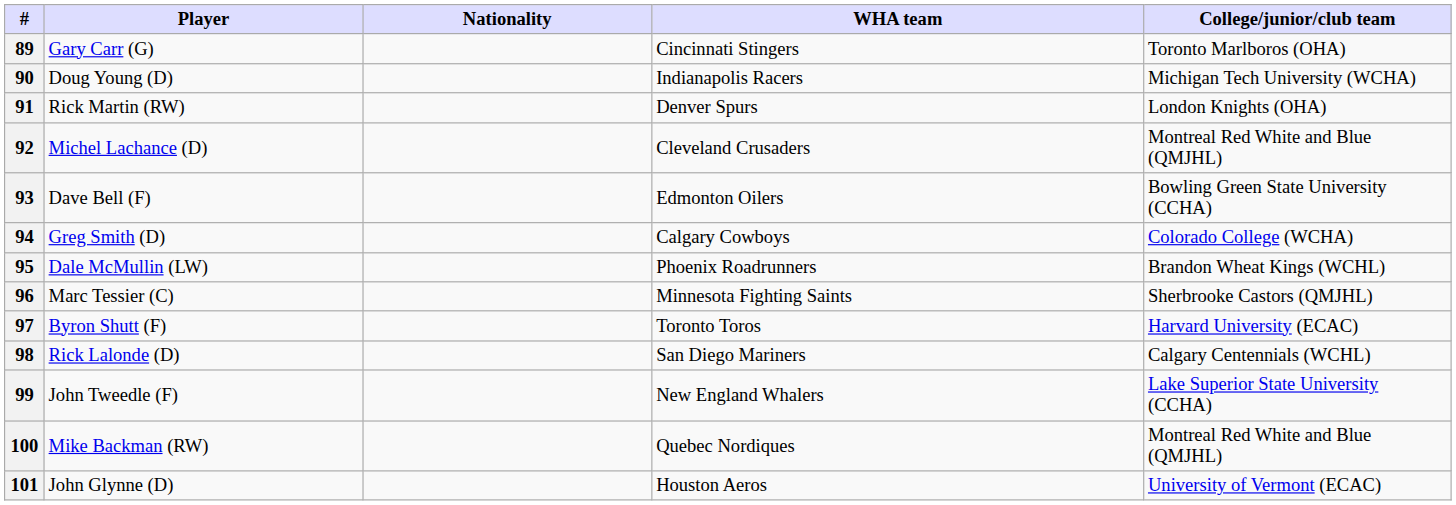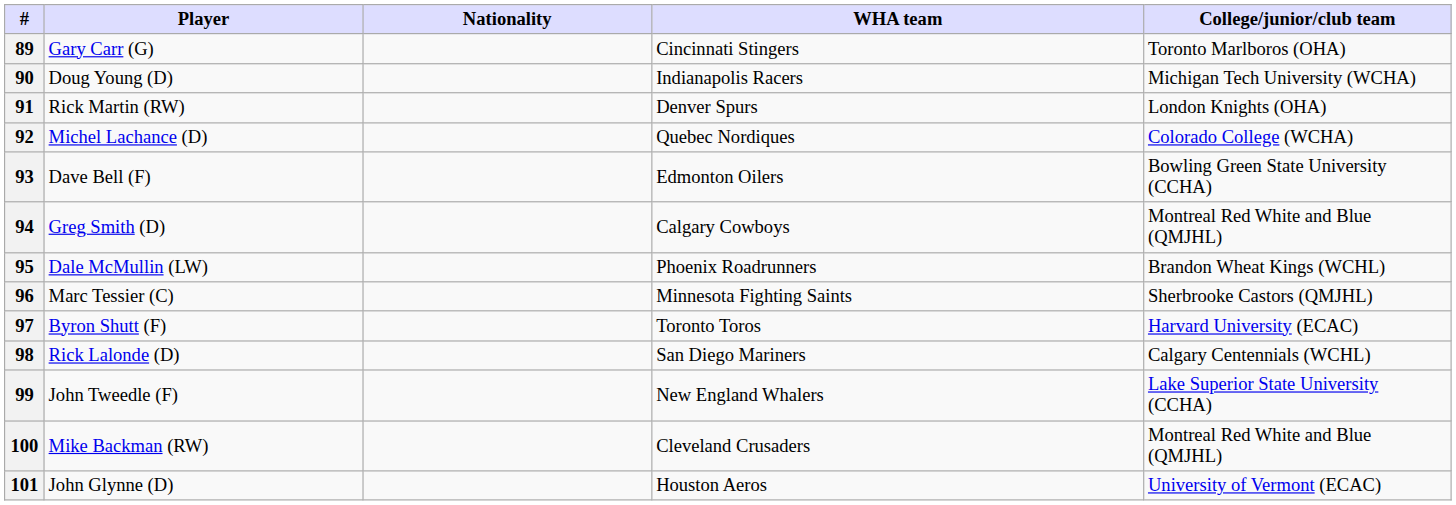(733, 147) Cleveland Crusaders -> (725, 136) Quebec Nordiques
(1260, 147) Montreal Red White and Blue (QMJHL) -> (1251, 136) Colorado College (WCHA)
(1251, 237) Colorado College (WCHA) -> (1260, 227) Montreal Red White and Blue (QMJHL)
(725, 445) Quebec Nordiques -> (733, 445) Cleveland Crusaders
